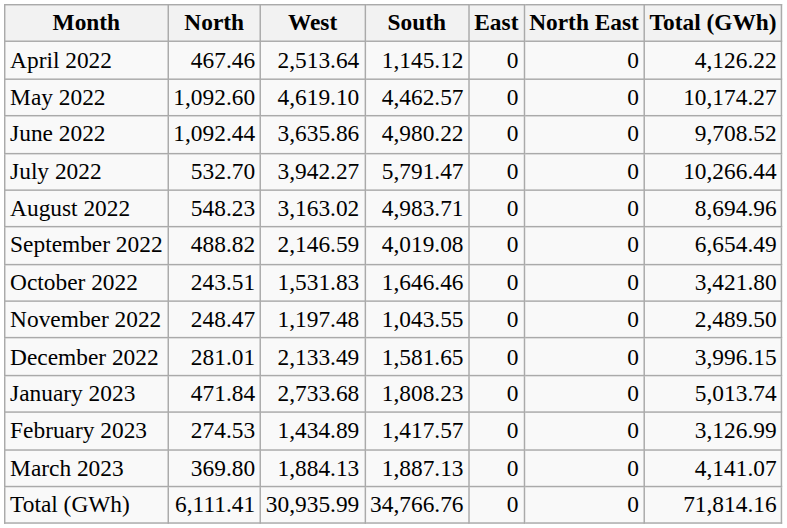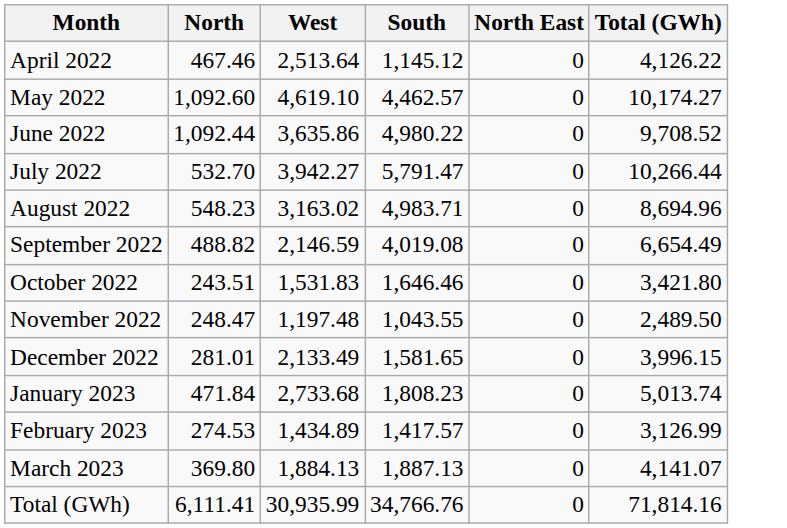- column: (496, 23)
